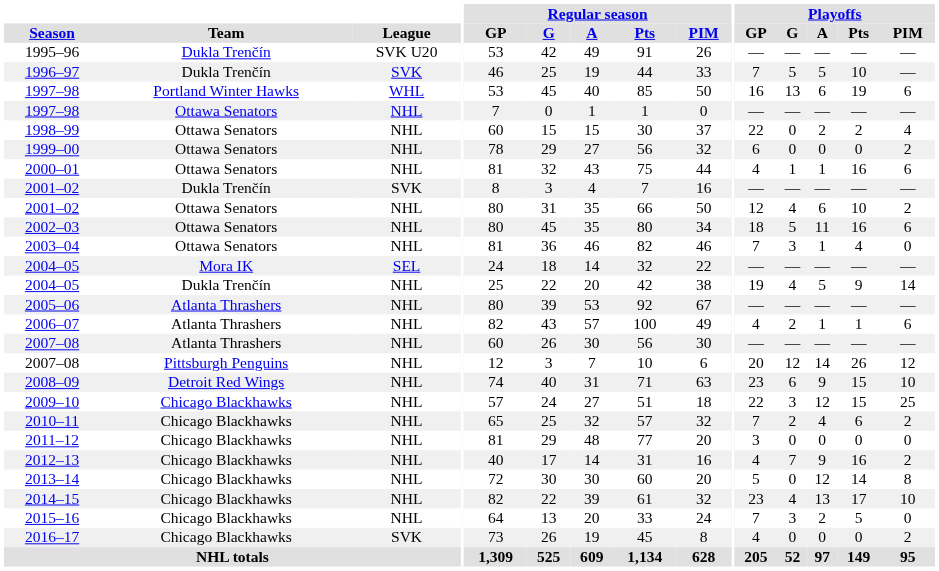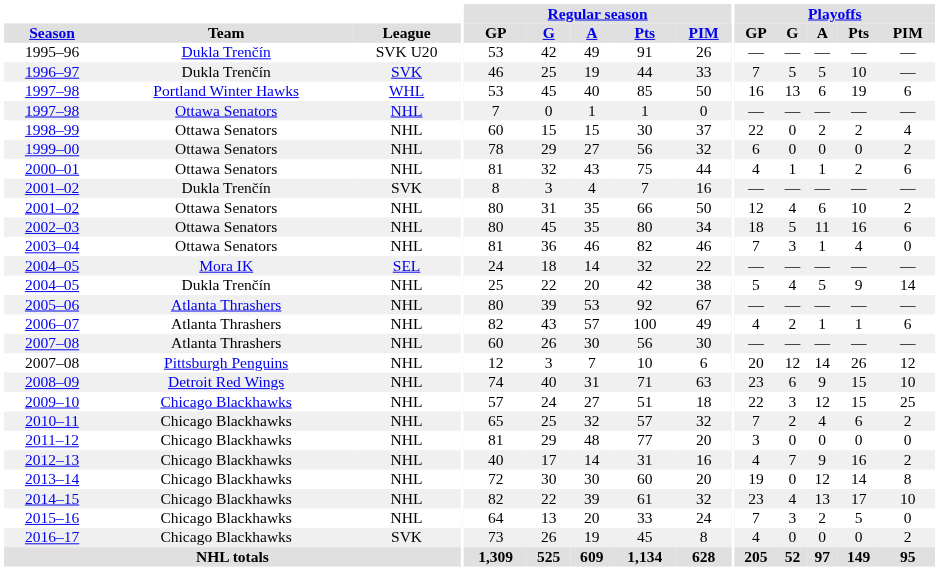(859, 168) 16 -> (859, 168) 2
(756, 285) 19 -> (756, 285) 5
(756, 479) 5 -> (756, 479) 19
